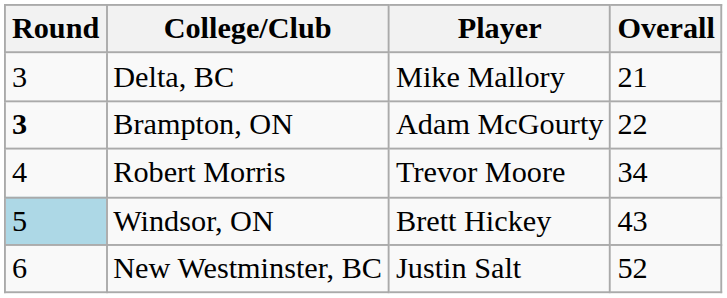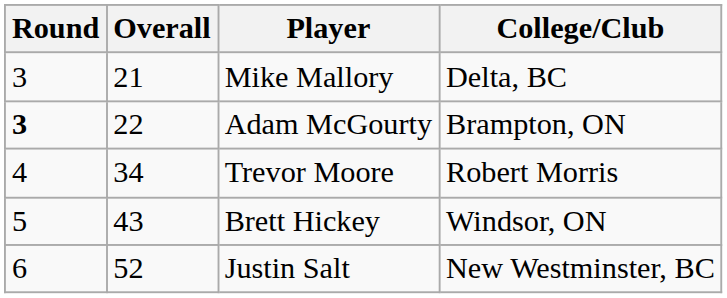columns swapped: (666, 28) <-> (248, 28)
(19, 220) lightblue background -> (19, 220) no background
